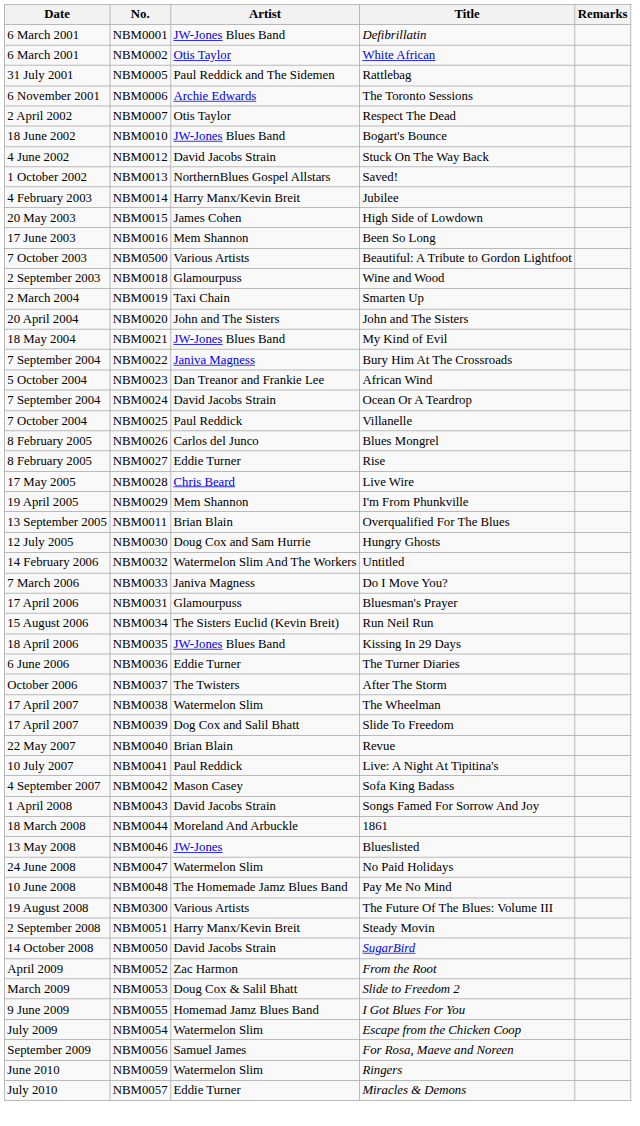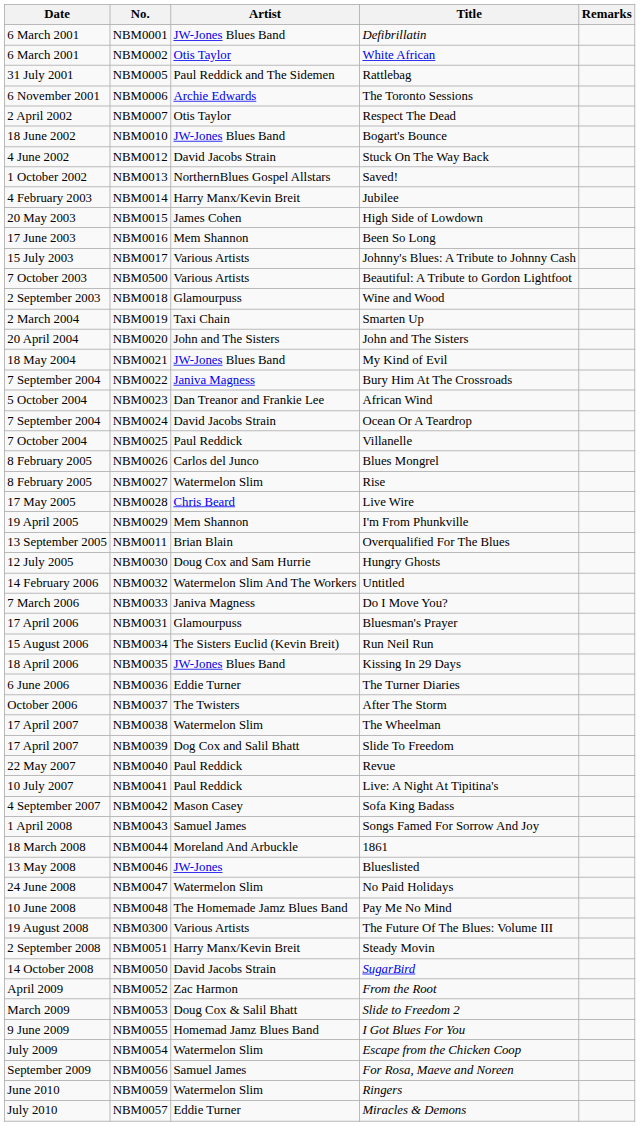+ row: (140, 258)
(207, 461) Eddie Turner -> (218, 481) Watermelon Slim
(203, 745) Brian Blain -> (208, 765) Paul Reddick
(225, 806) David Jacobs Strain -> (210, 826) Samuel James
